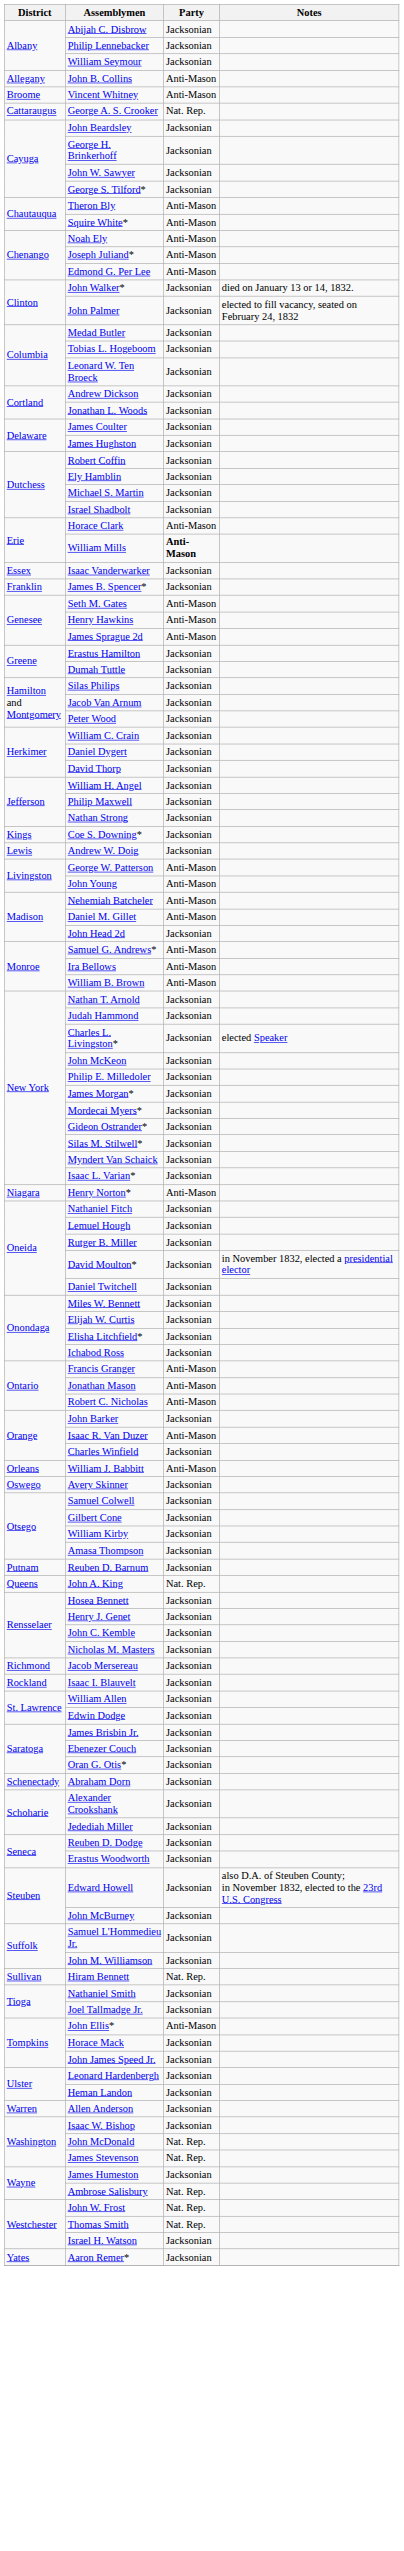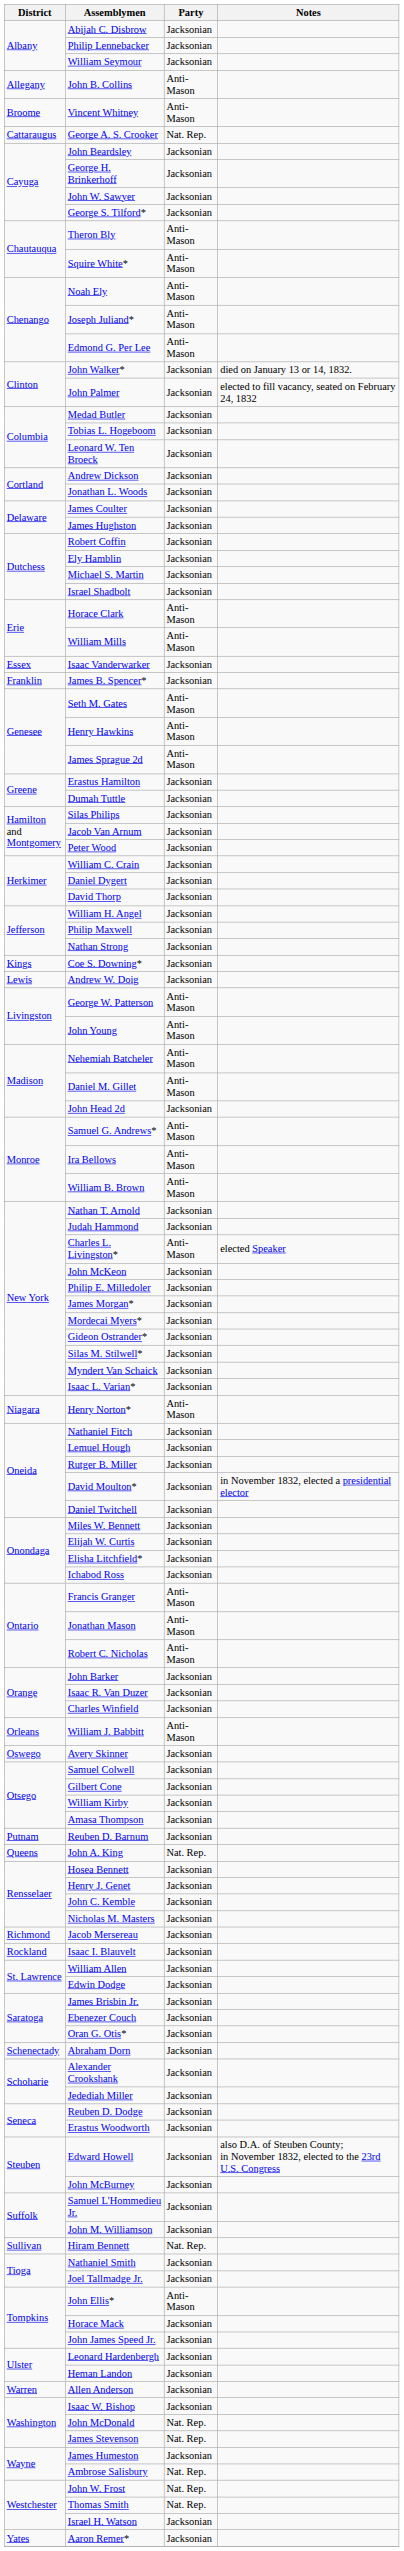(181, 548) bold -> (181, 642) normal
(189, 1038) Jacksonian -> (181, 1249) Anti-Mason
(191, 1435) Anti-Mason -> (189, 1692) Jacksonian
